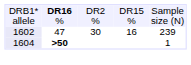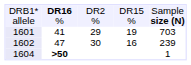(168, 21) normal -> (168, 21) bold
+ row: (24, 32)
